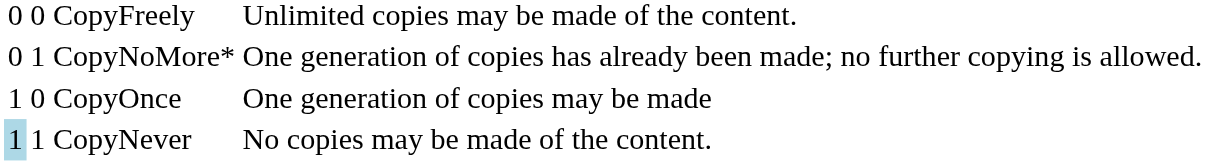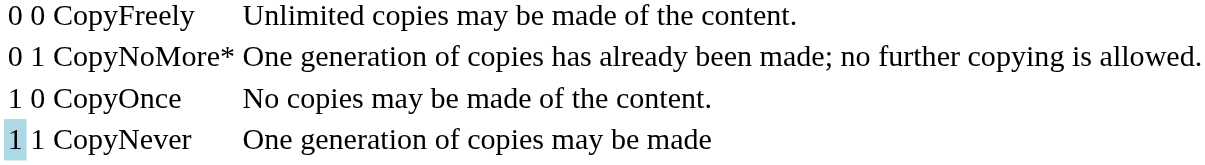(477, 97) One generation of copies may be made -> (477, 97) No copies may be made of the content.
(477, 139) No copies may be made of the content. -> (477, 139) One generation of copies may be made
